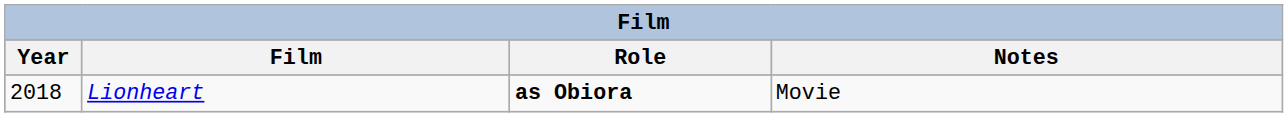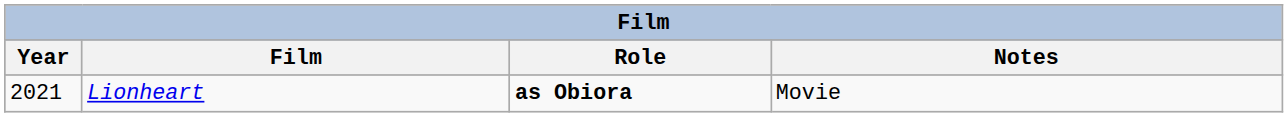(36, 93) 2018 -> (36, 93) 2021
